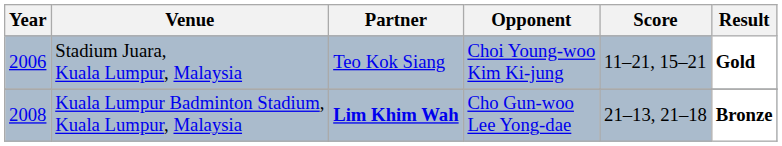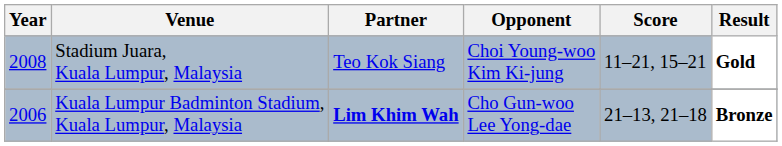(28, 62) 2006 -> (28, 62) 2008
(28, 115) 2008 -> (28, 115) 2006
